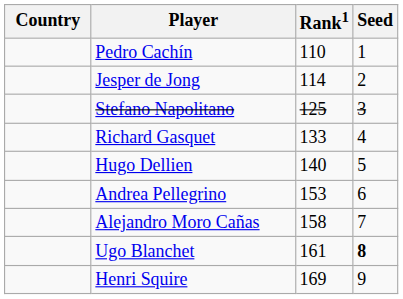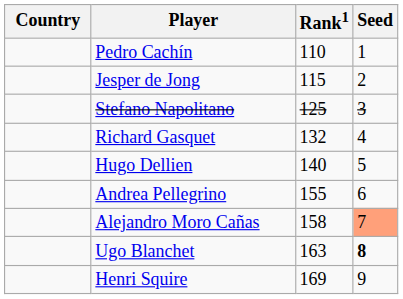(313, 80) 114 -> (313, 80) 115
(313, 137) 133 -> (313, 137) 132
(313, 194) 153 -> (313, 194) 155
(362, 222) no background -> (362, 222) lightsalmon background
(313, 250) 161 -> (313, 250) 163
